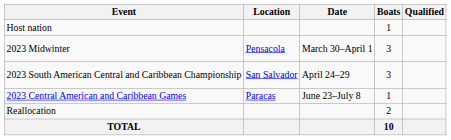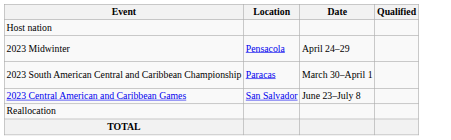- column: (389, 12)
(337, 48) March 30–April 1 -> (326, 48) April 24–29
(272, 75) San Salvador -> (261, 75) Paracas
(326, 75) April 24–29 -> (337, 75) March 30–April 1
(261, 96) Paracas -> (272, 96) San Salvador
